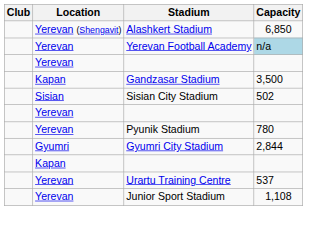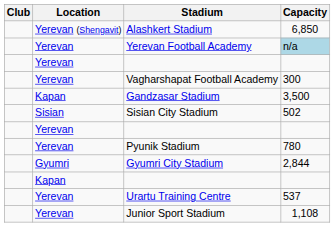+ row: (54, 79)
